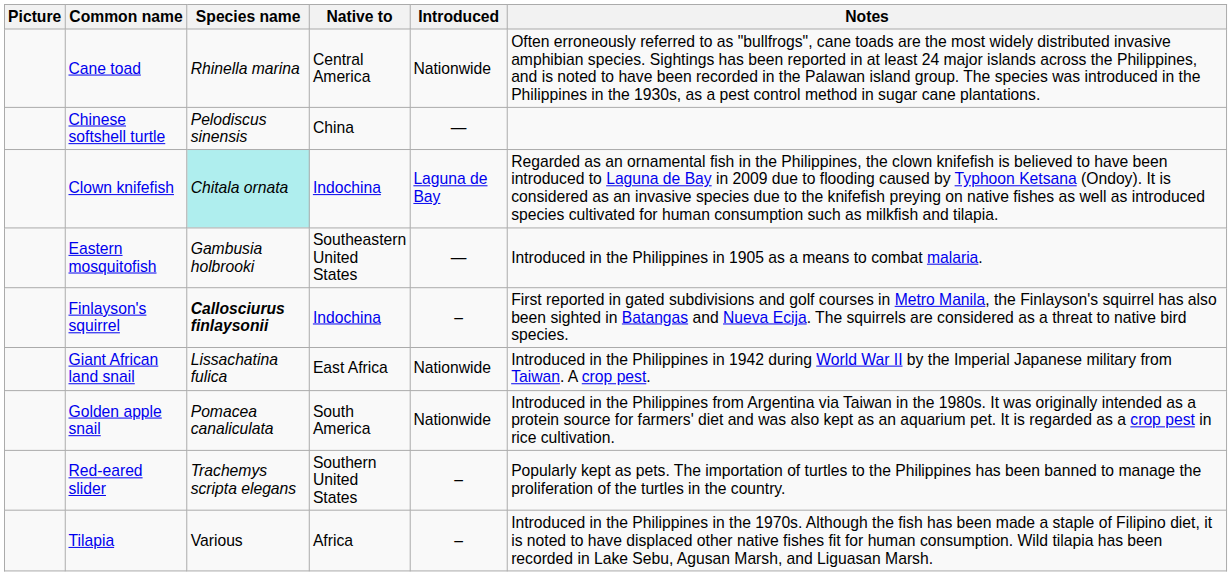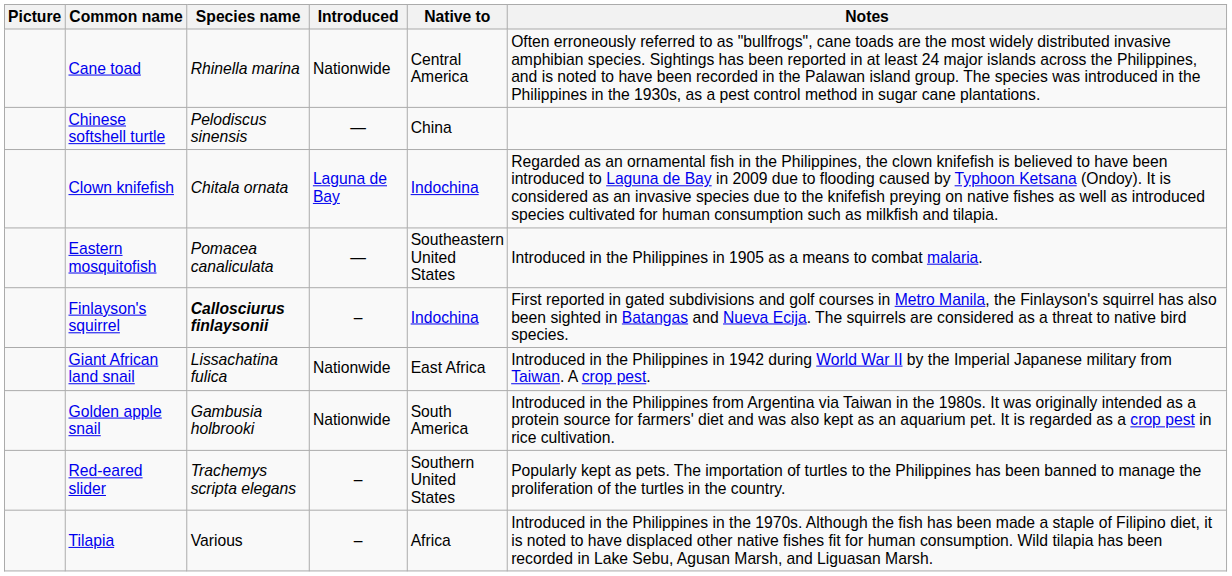columns swapped: (459, 16) <-> (360, 16)
(240, 188) paleturquoise background -> (240, 188) no background
(226, 257) Gambusia holbrooki -> (232, 257) Pomacea canaliculata
(232, 420) Pomacea canaliculata -> (226, 420) Gambusia holbrooki
